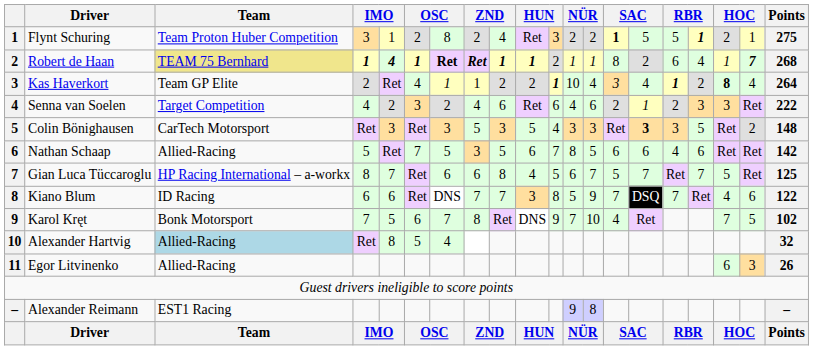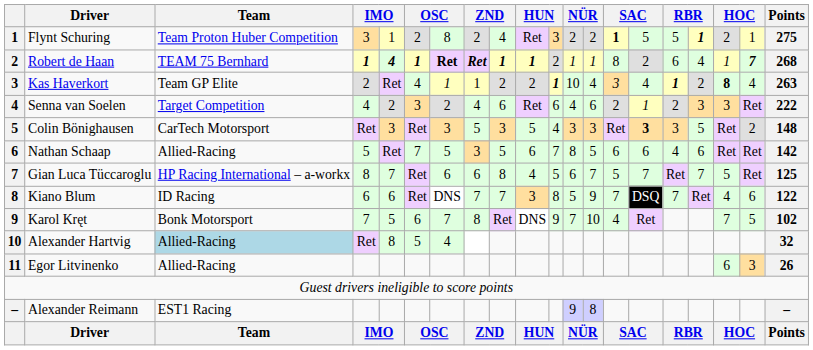(213, 60) khaki background -> (213, 60) no background
(787, 83) 264 -> (787, 83) 263
